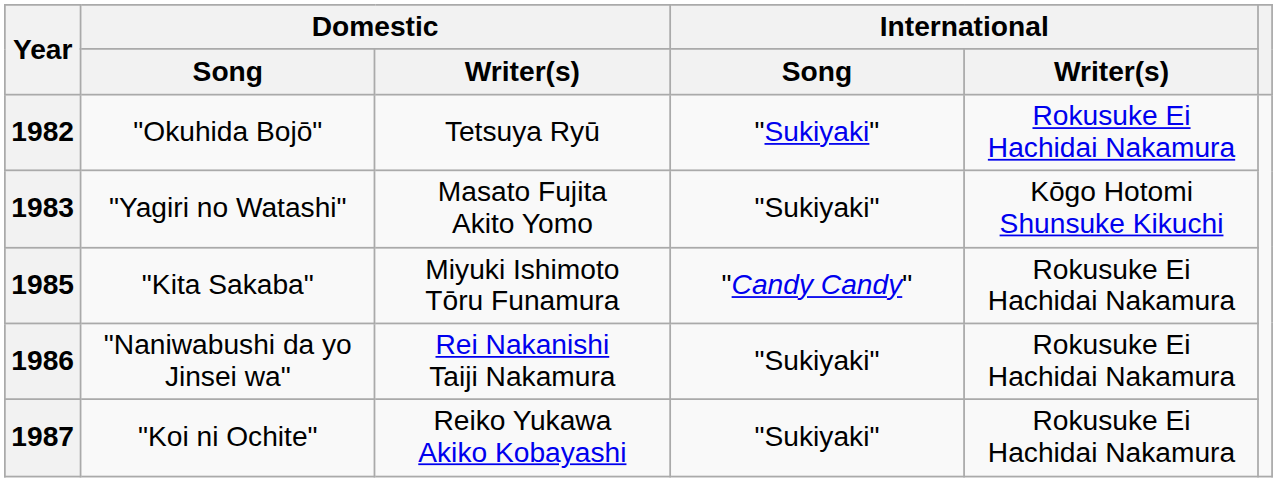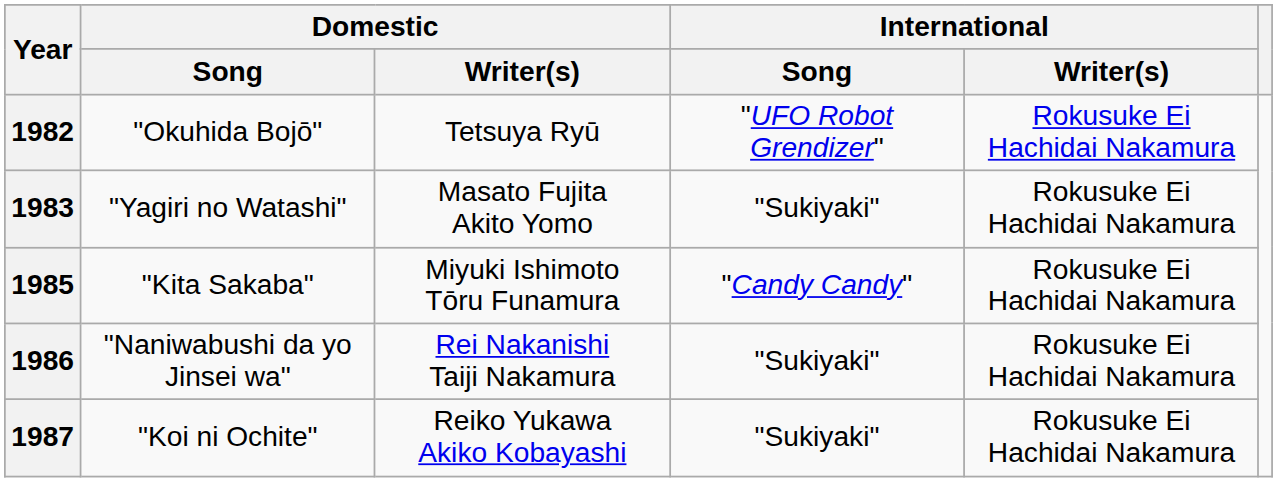(817, 131) "Sukiyaki" -> (817, 131) "UFO Robot Grendizer"
(1112, 208) Kōgo Hotomi Shunsuke Kikuchi -> (1112, 208) Rokusuke Ei Hachidai Nakamura
